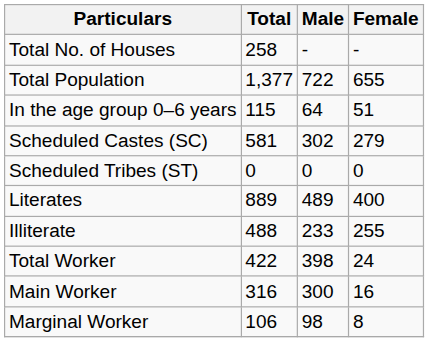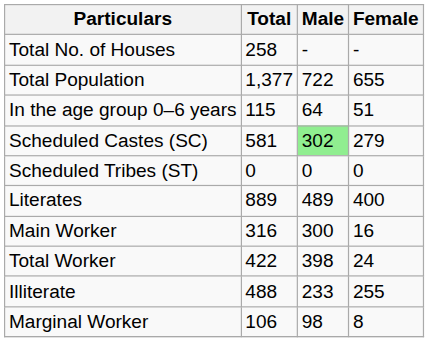(318, 140) no background -> (318, 140) lightgreen background
rows swapped: (42, 230) <-> (63, 291)
